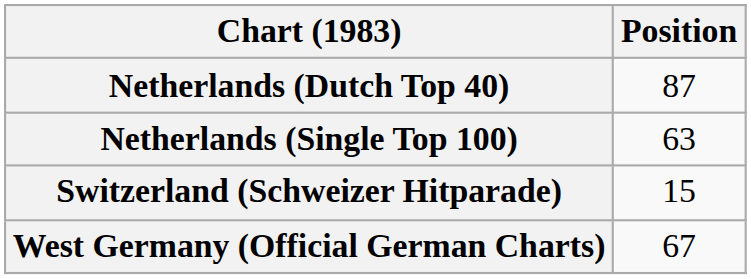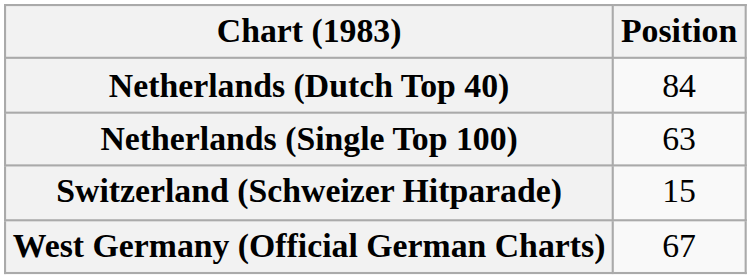(679, 84) 87 -> (679, 84) 84
